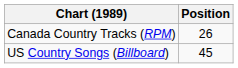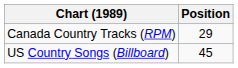(206, 33) 26 -> (206, 33) 29
